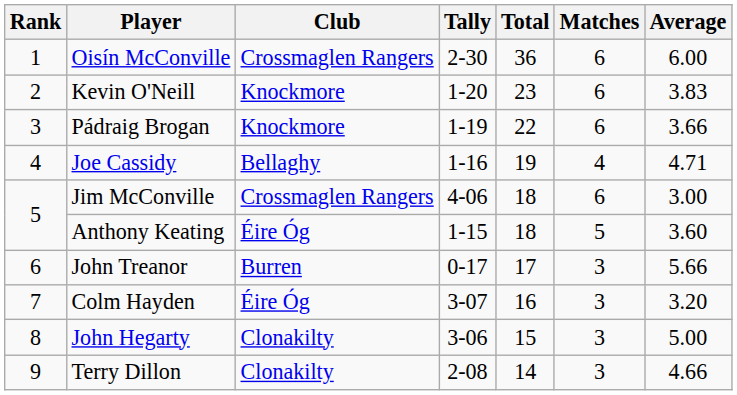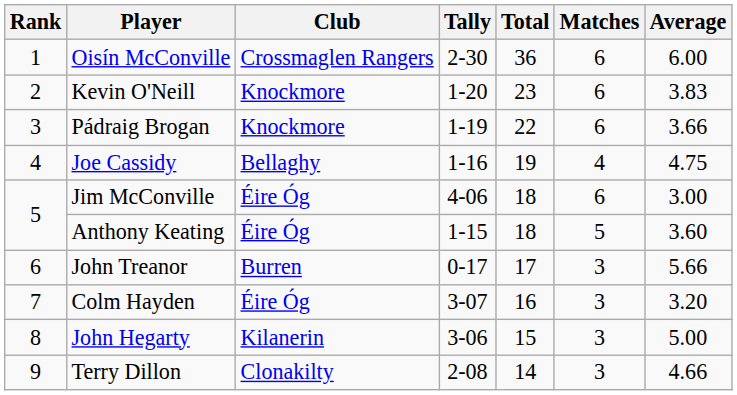(688, 162) 4.71 -> (688, 162) 4.75
(337, 197) Crossmaglen Rangers -> (275, 197) Éire Óg
(287, 337) Clonakilty -> (282, 337) Kilanerin
